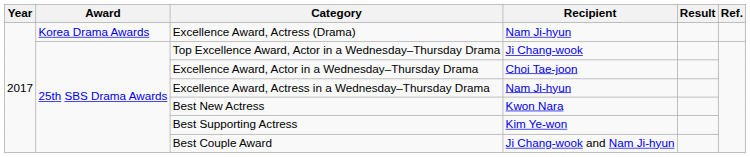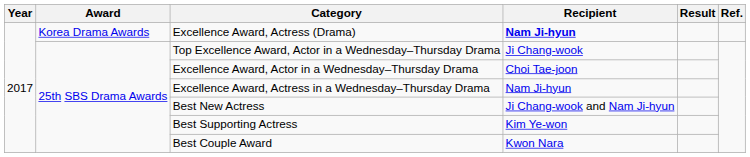(538, 32) normal -> (541, 32) bold
(534, 106) Kwon Nara -> (590, 106) Ji Chang-wook and Nam Ji-hyun
(590, 143) Ji Chang-wook and Nam Ji-hyun -> (534, 143) Kwon Nara
